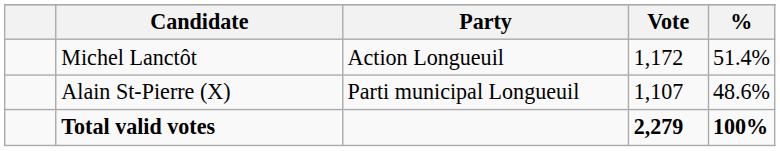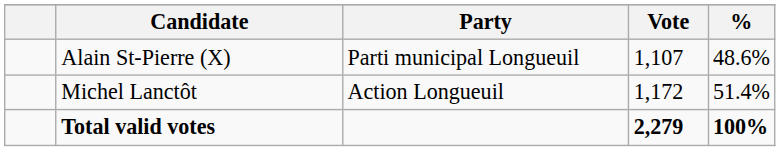rows swapped: (129, 57) <-> (146, 92)
